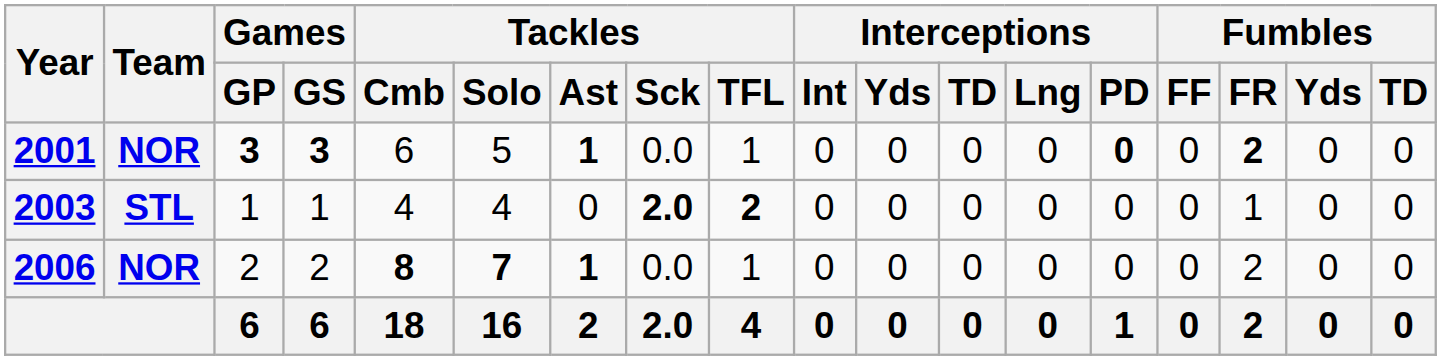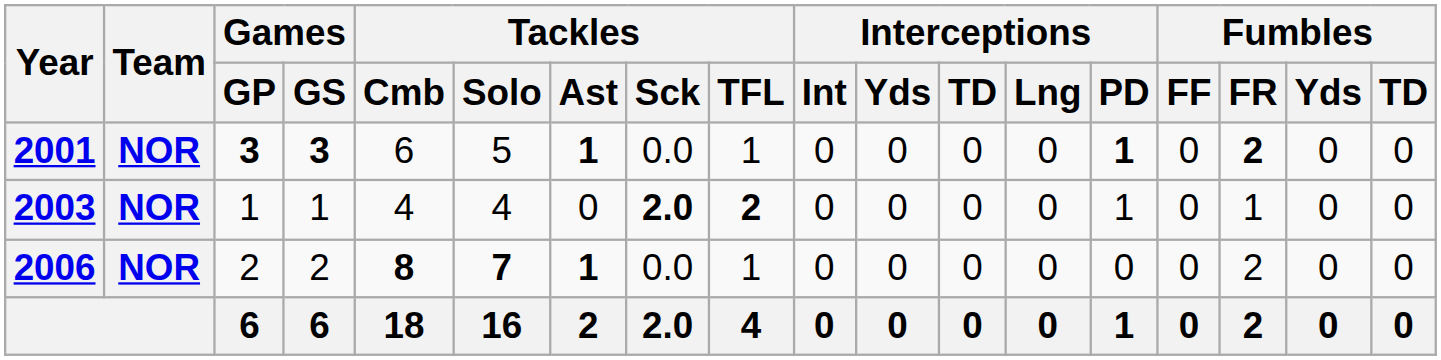(1124, 150) 0 -> (1124, 150) 1
(159, 208) STL -> (159, 208) NOR
(1124, 208) 0 -> (1124, 208) 1
